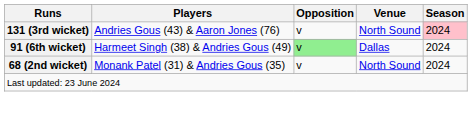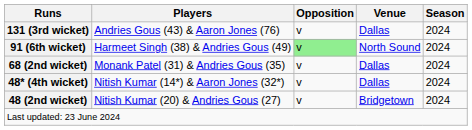(390, 31) North Sound -> (374, 31) Dallas
(438, 31) pink background -> (438, 31) no background
(374, 48) Dallas -> (390, 48) North Sound
(390, 65) North Sound -> (374, 65) Dallas
+ row: (48, 83)
+ row: (48, 100)
